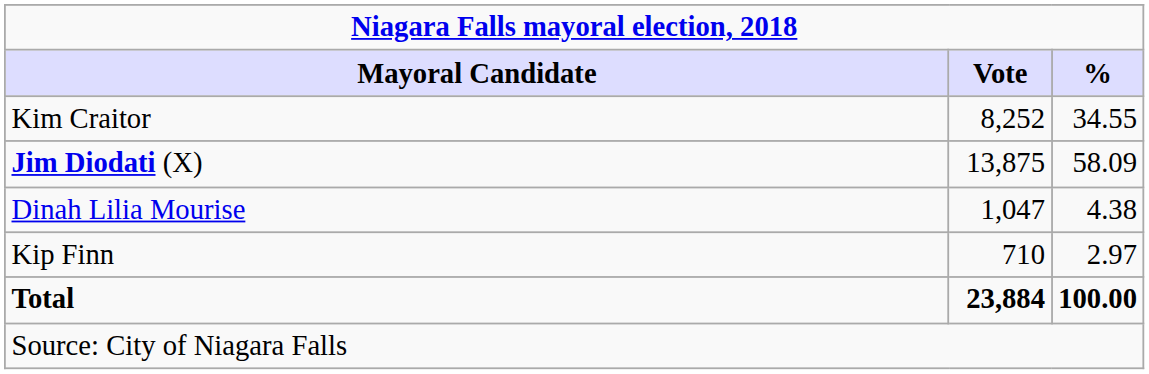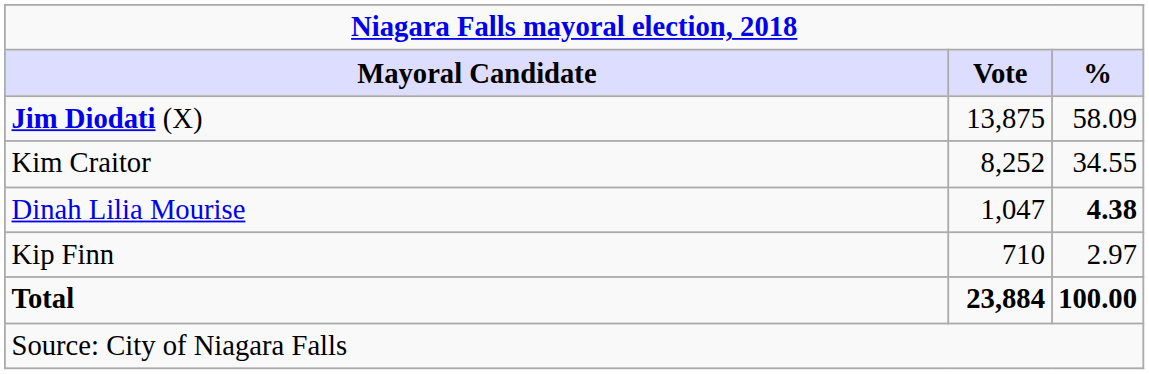rows swapped: (107, 163) <-> (81, 118)
(1112, 208) normal -> (1112, 208) bold
